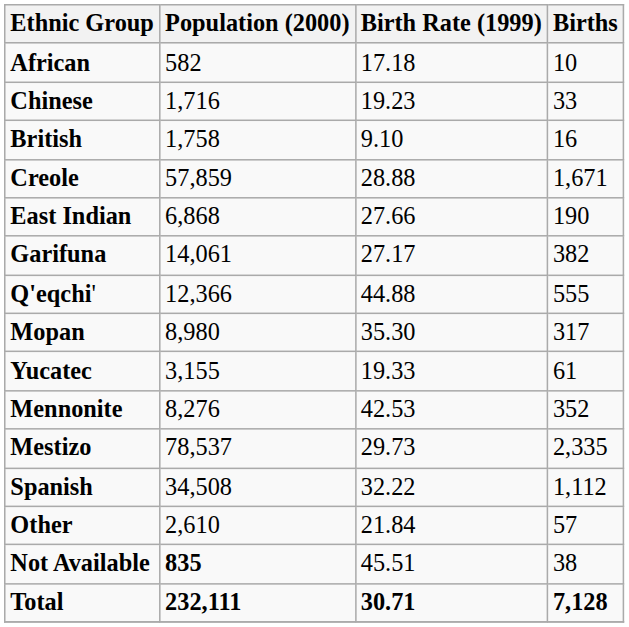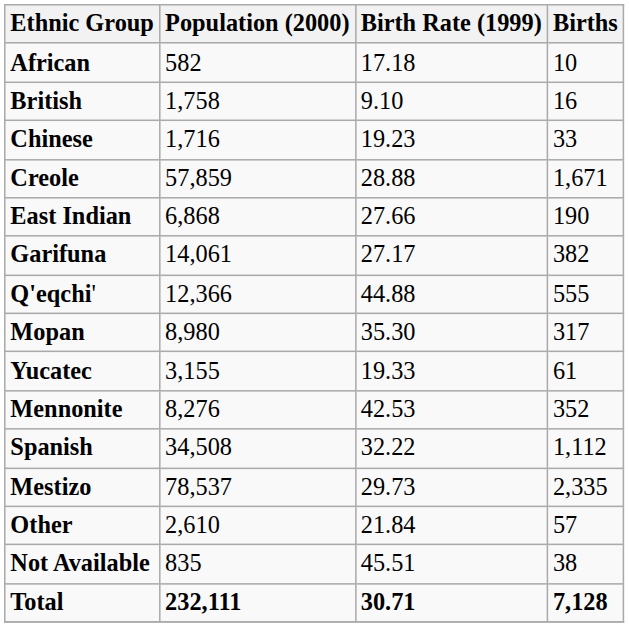rows swapped: (46, 139) <-> (52, 100)
rows swapped: (51, 448) <-> (52, 486)
(183, 563) bold -> (183, 563) normal
